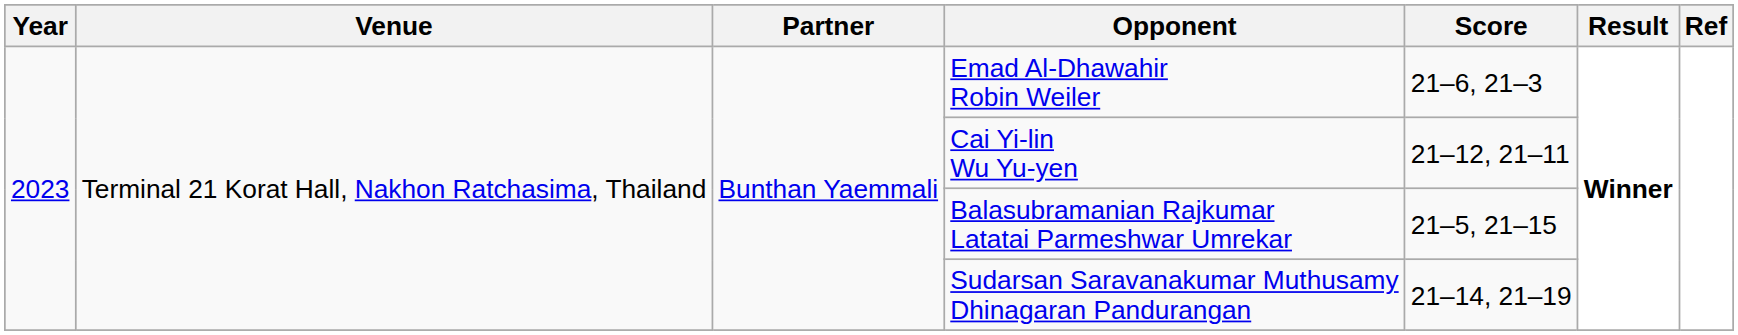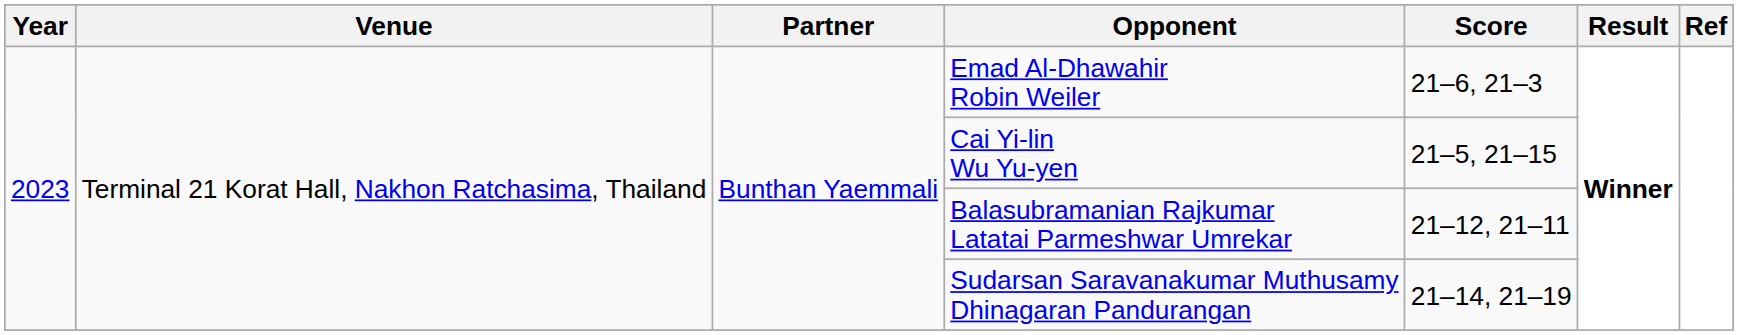(1490, 153) 21–12, 21–11 -> (1484, 153) 21–5, 21–15
(1484, 224) 21–5, 21–15 -> (1490, 224) 21–12, 21–11
